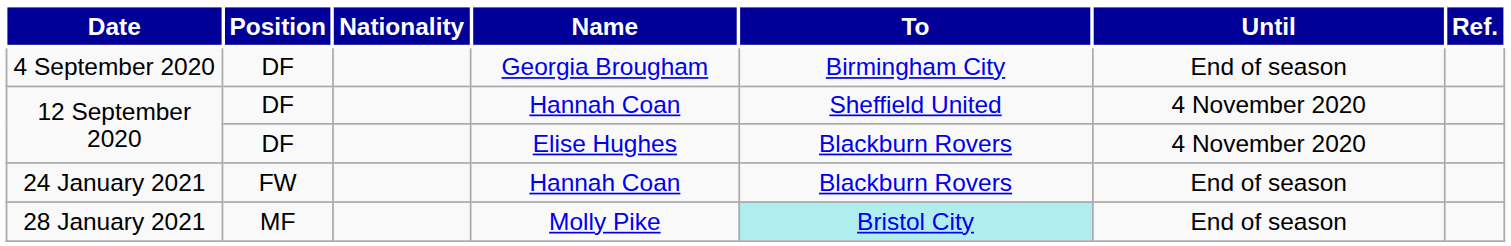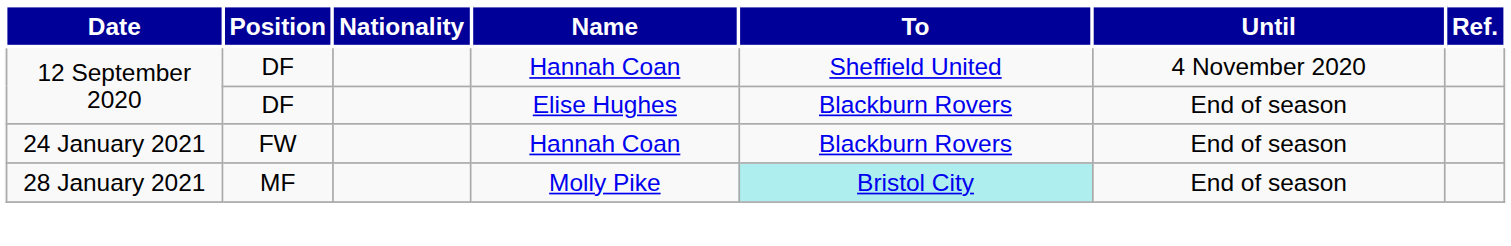- row: (114, 67)
(1269, 144) 4 November 2020 -> (1269, 105) End of season
